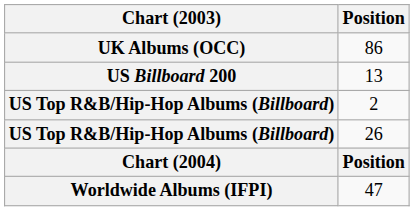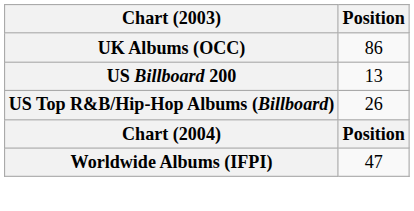- row: (374, 104)
